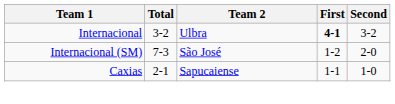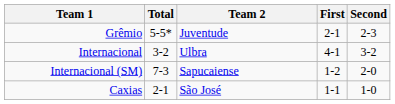+ row: (124, 33)
(332, 33) bold -> (332, 52) normal
(200, 52) São José -> (209, 71) Sapucaiense
(209, 71) Sapucaiense -> (200, 90) São José
